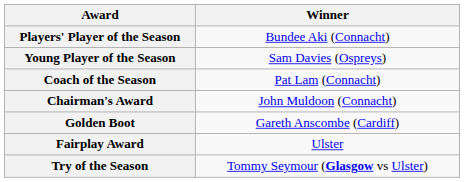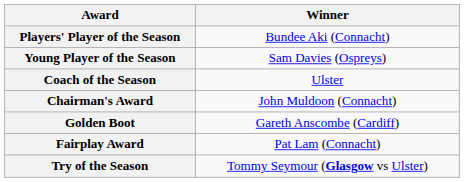(327, 80) Pat Lam (Connacht) -> (327, 80) Ulster
(327, 144) Ulster -> (327, 144) Pat Lam (Connacht)
